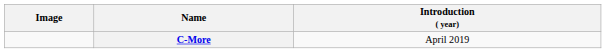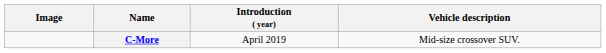+ column: (469, 18)
